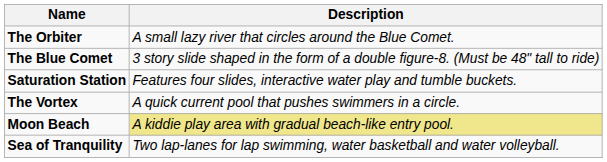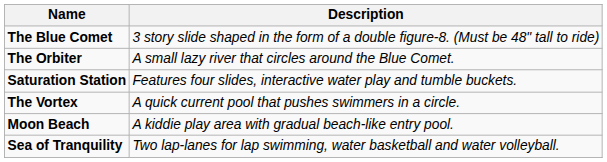rows swapped: (60, 59) <-> (45, 37)
(293, 124) khaki background -> (293, 124) no background
